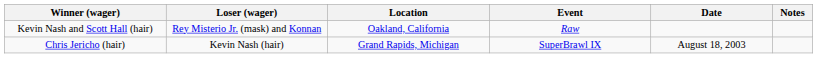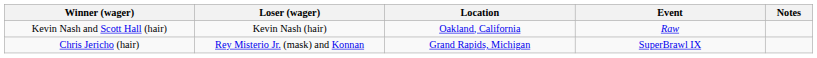- column: (712, 12)
(247, 28) Rey Misterio Jr. (mask) and Konnan -> (290, 28) Kevin Nash (hair)
(247, 45) Kevin Nash (hair) -> (290, 45) Rey Misterio Jr. (mask) and Konnan
